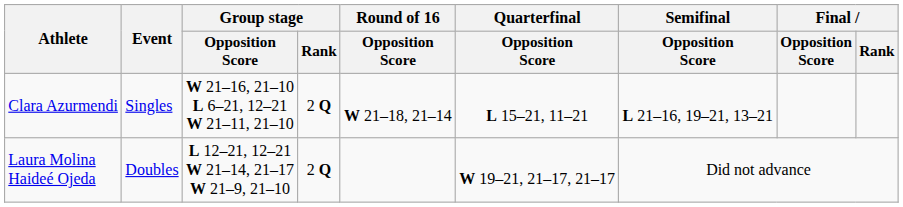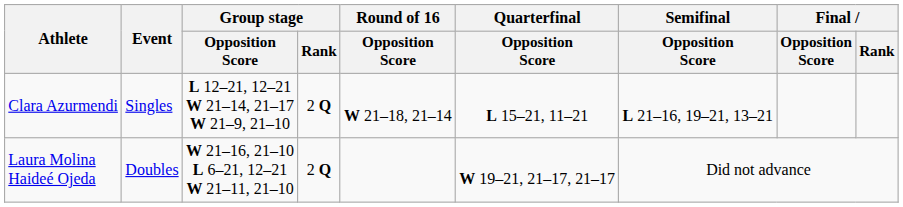(240, 106) W 21–16, 21–10 L 6–21, 12–21 W 21–11, 21–10 -> (240, 106) L 12–21, 12–21 W 21–14, 21–17 W 21–9, 21–10
(240, 170) L 12–21, 12–21 W 21–14, 21–17 W 21–9, 21–10 -> (240, 170) W 21–16, 21–10 L 6–21, 12–21 W 21–11, 21–10
